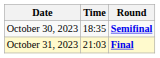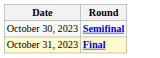- column: (94, 12)
